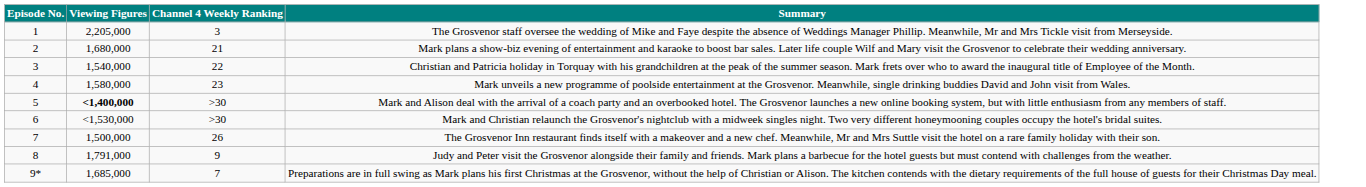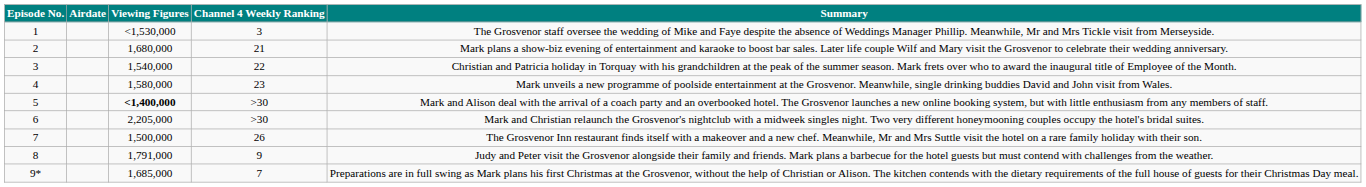+ column: (88, 13)
(108, 31) 2,205,000 -> (150, 31) <1,530,000
(108, 119) <1,530,000 -> (150, 119) 2,205,000
